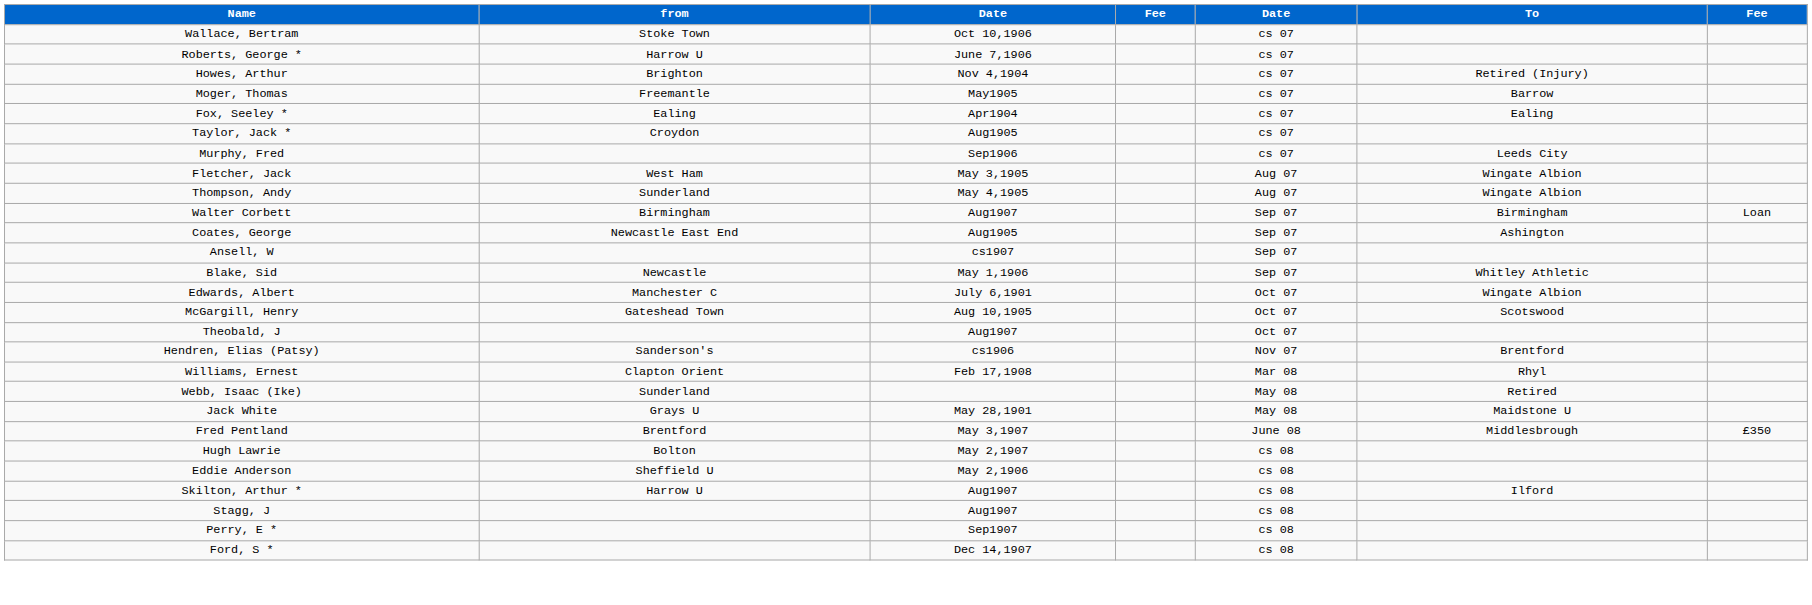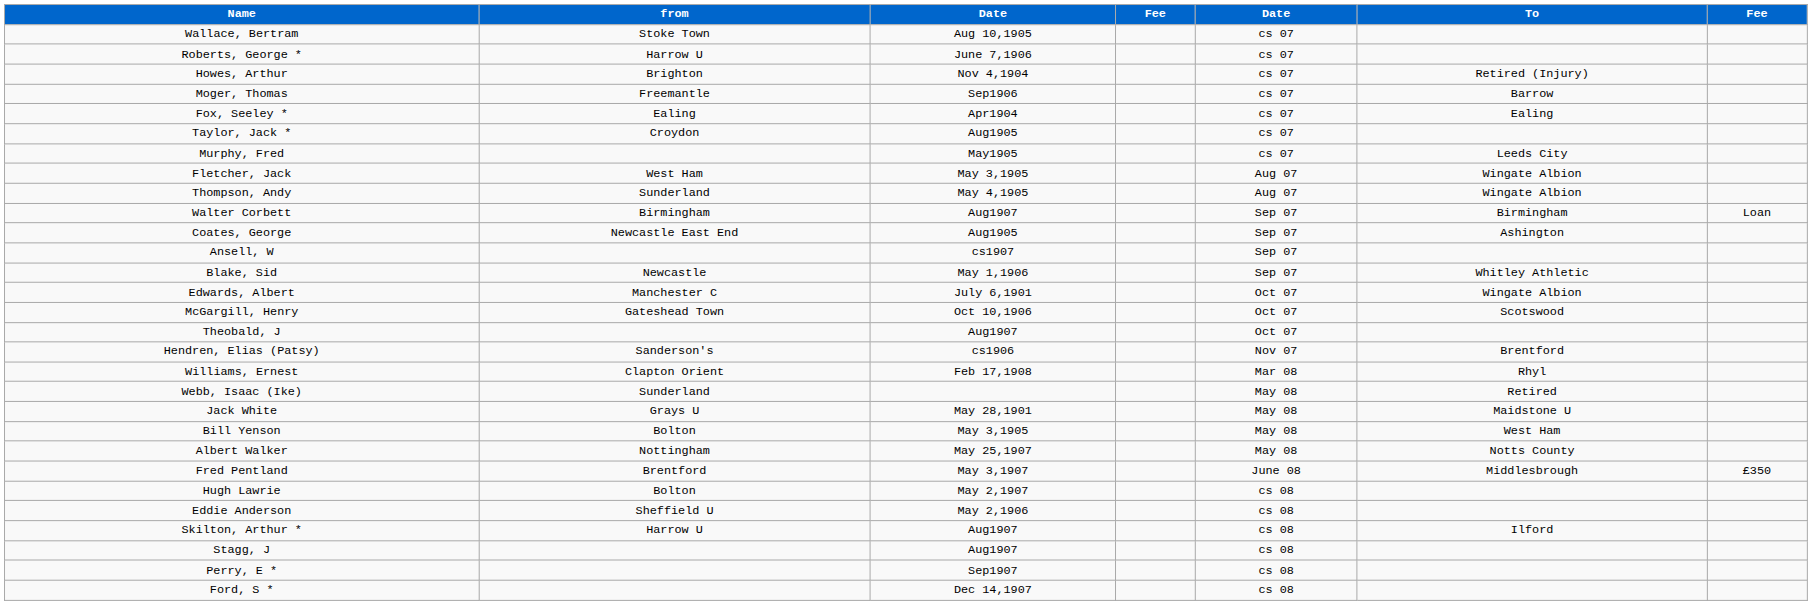(993, 34) Oct 10,1906 -> (993, 34) Aug 10,1905
(993, 94) May1905 -> (993, 94) Sep1906
(993, 153) Sep1906 -> (993, 153) May1905
(993, 312) Aug 10,1905 -> (993, 312) Oct 10,1906
+ row: (242, 431)
+ row: (242, 451)
